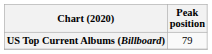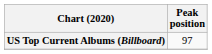(187, 40) 79 -> (187, 40) 97
